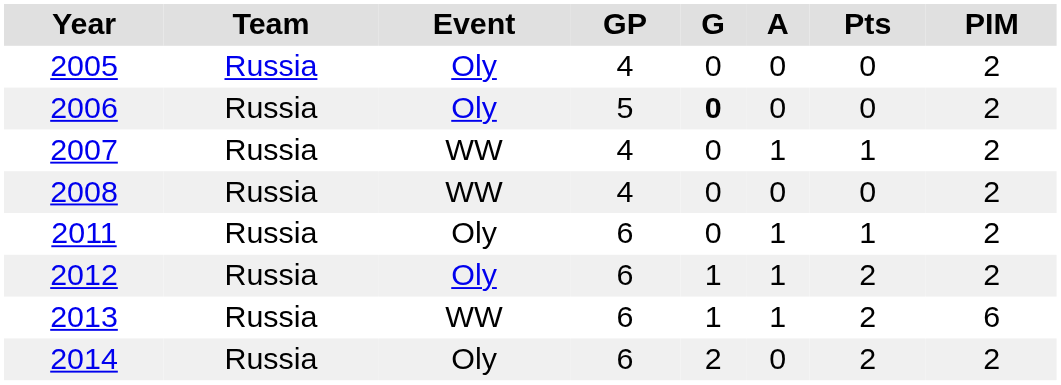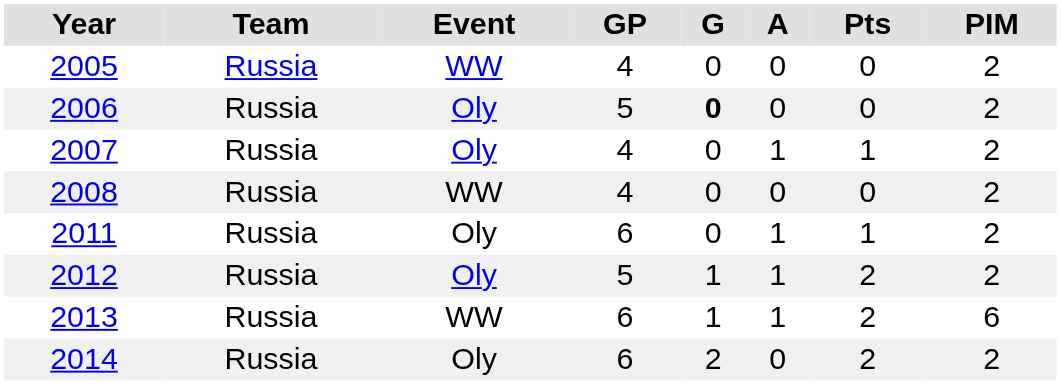(474, 66) Oly -> (474, 66) WW
(474, 149) WW -> (474, 149) Oly
(625, 275) 6 -> (625, 275) 5
